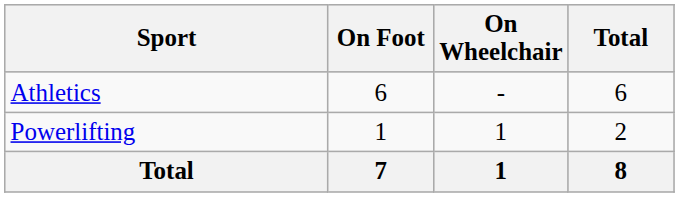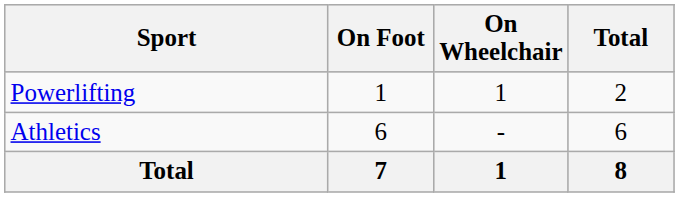rows swapped: (56, 91) <-> (73, 131)
